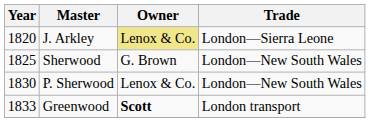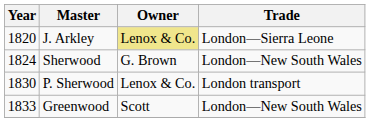(22, 60) 1825 -> (22, 60) 1824
(282, 83) London—New South Wales -> (251, 83) London transport
(136, 106) bold -> (135, 106) normal
(251, 106) London transport -> (282, 106) London—New South Wales
